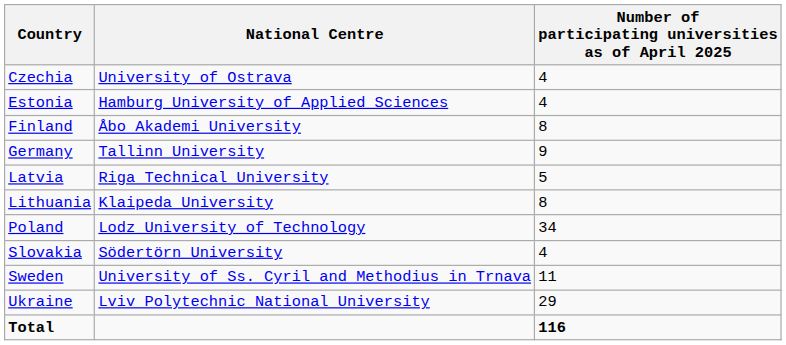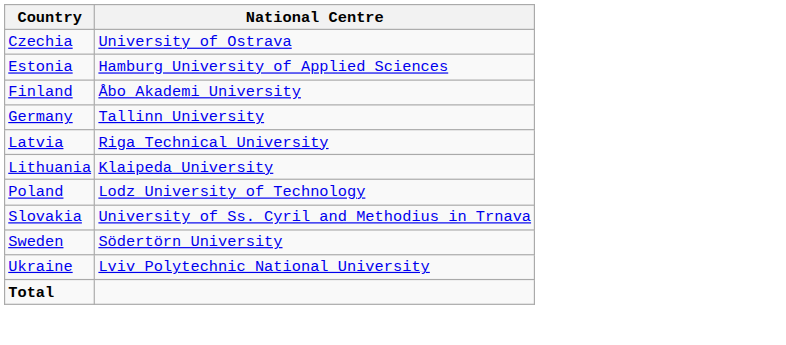- column: (658, 35)
(190, 253) Södertörn University -> (315, 217) University of Ss. Cyril and Methodius in Trnava
(315, 278) University of Ss. Cyril and Methodius in Trnava -> (190, 242) Södertörn University
